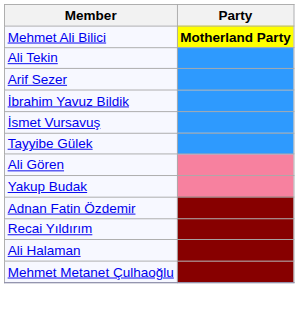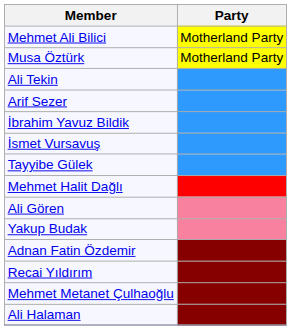(235, 37) bold -> (232, 37) normal
+ row: (46, 58)
+ row: (65, 187)
rows swapped: (44, 251) <-> (91, 272)
